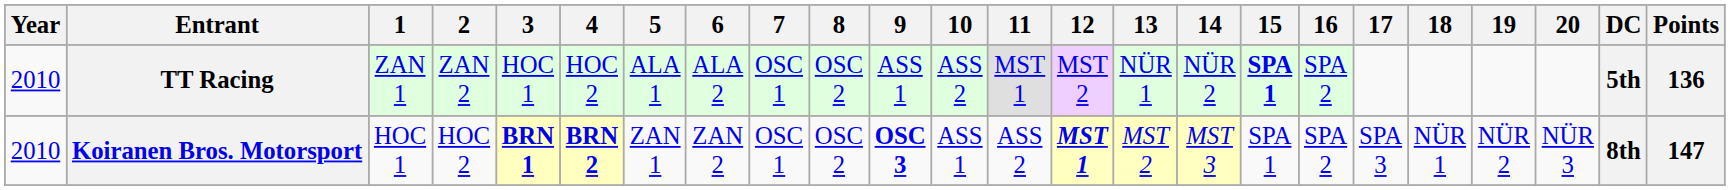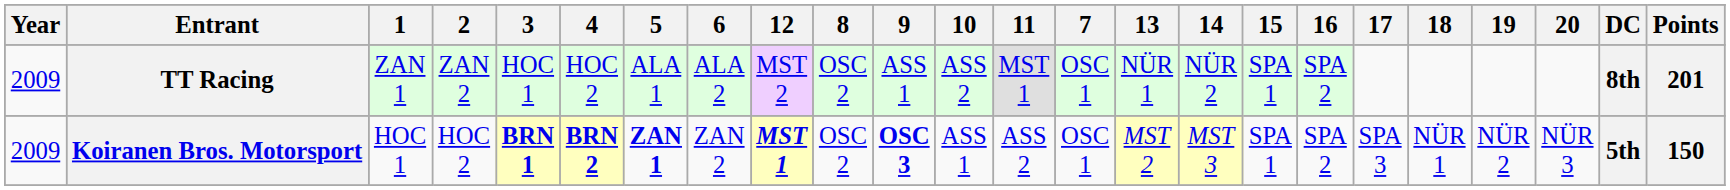columns swapped: (779, 24) <-> (1082, 24)
(36, 79) 2010 -> (36, 79) 2009
(1270, 79) bold -> (1270, 79) normal
(1624, 79) 5th -> (1623, 79) 8th
(1686, 79) 136 -> (1686, 79) 201
(36, 149) 2010 -> (36, 149) 2009
(655, 149) normal -> (656, 149) bold
(1624, 149) 8th -> (1623, 149) 5th
(1686, 149) 147 -> (1686, 149) 150
